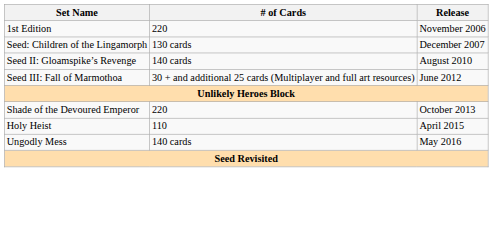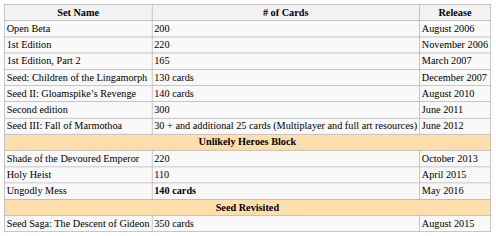+ row: (28, 28)
+ row: (44, 61)
+ row: (37, 110)
(172, 142) normal -> (175, 191) bold
+ row: (78, 223)
